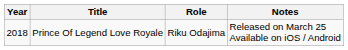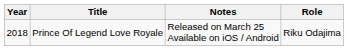columns swapped: (196, 12) <-> (285, 12)
